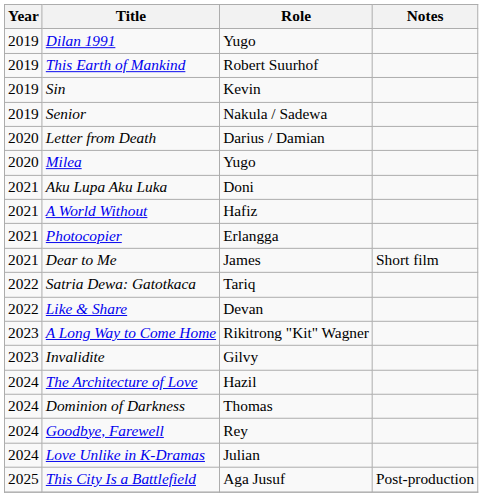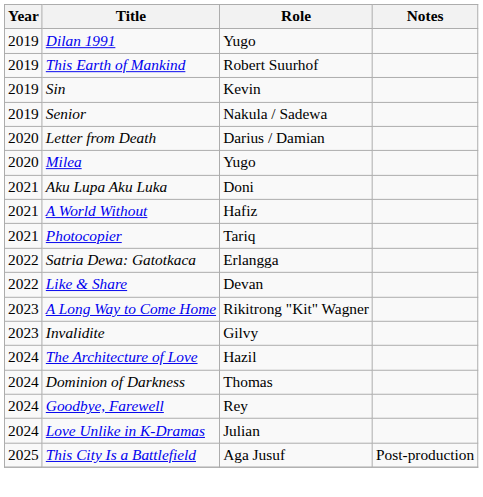(251, 235) Erlangga -> (239, 235) Tariq
- row: (81, 260)
(239, 284) Tariq -> (251, 260) Erlangga
